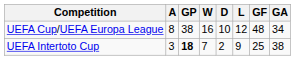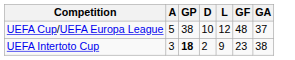- column: (208, 13)
(171, 30) 8 -> (171, 30) 5
(278, 30) 34 -> (261, 30) 37
(258, 47) 25 -> (241, 47) 23
